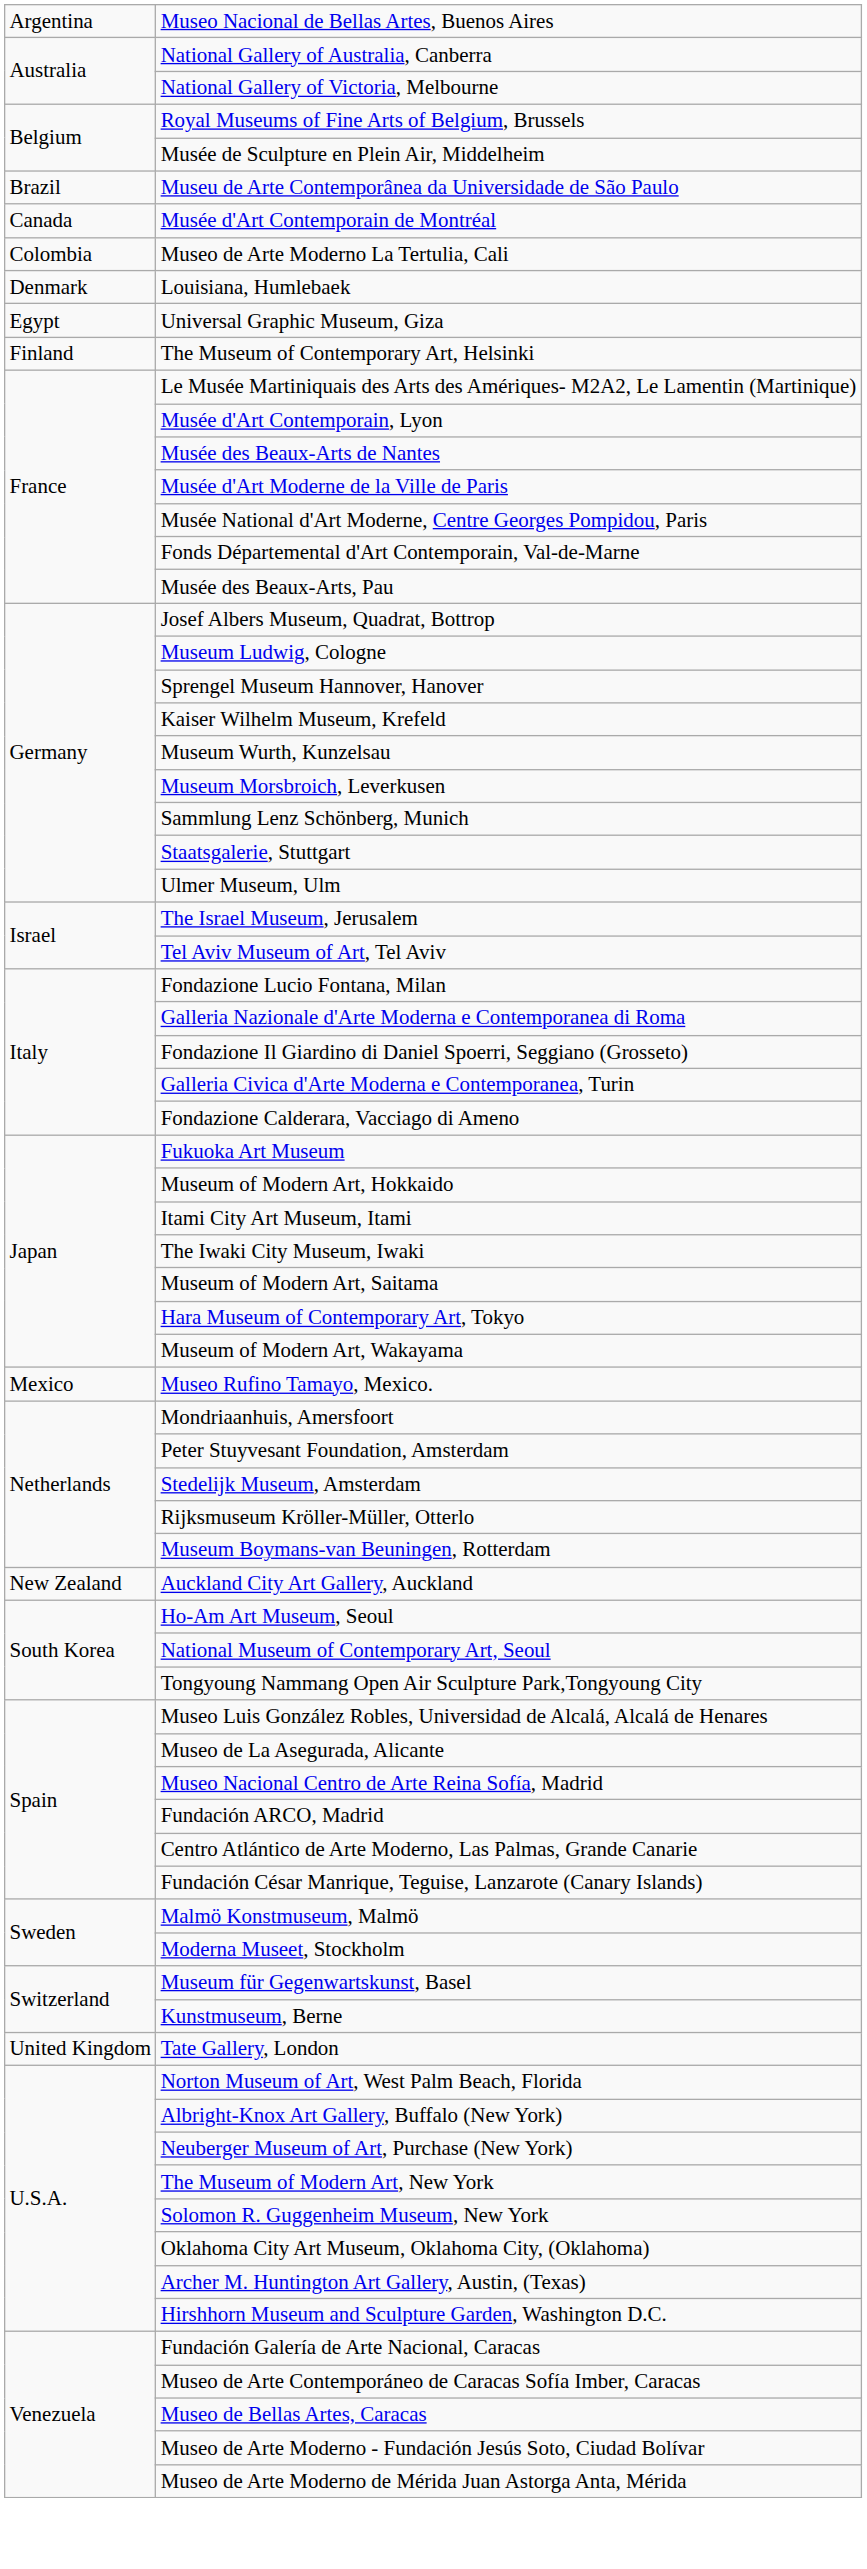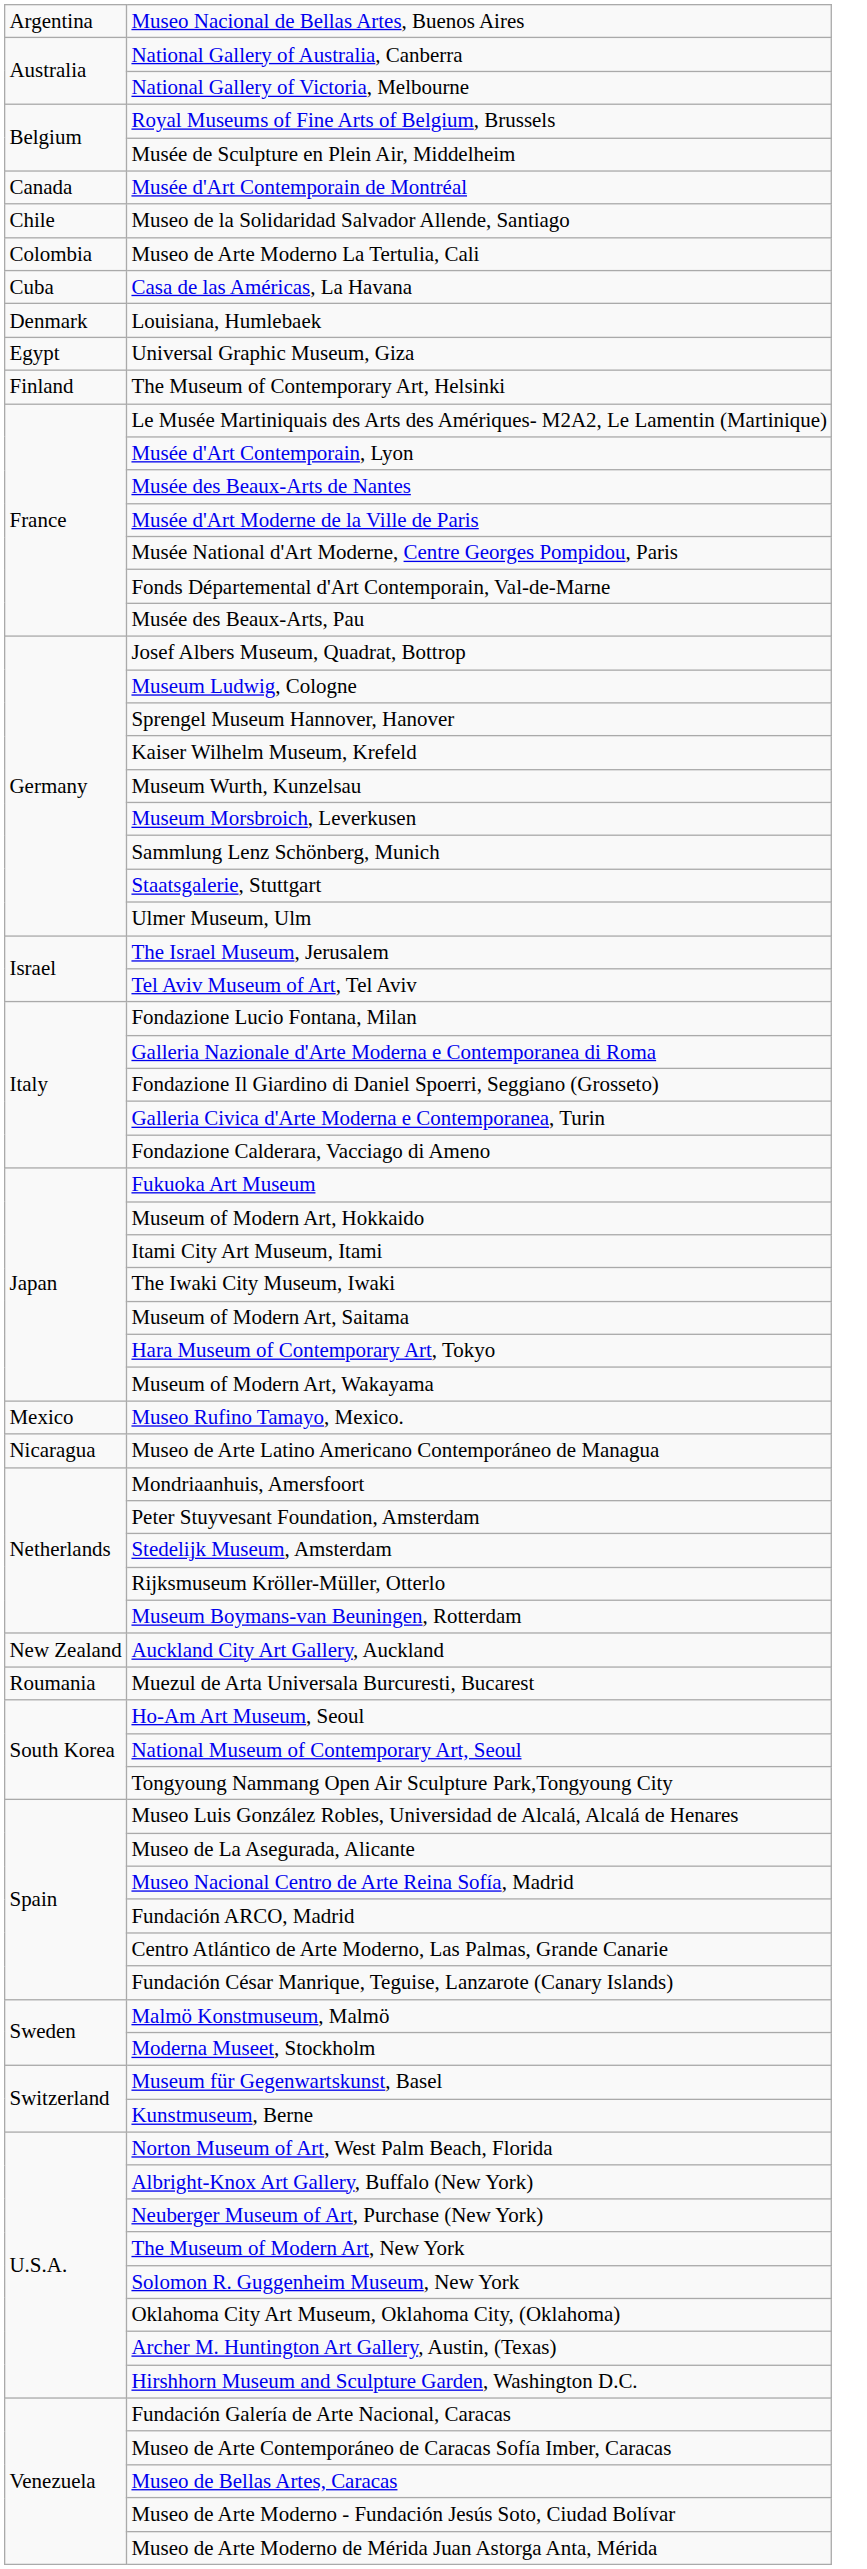- row: (420, 187)
+ row: (351, 220)
+ row: (272, 287)
+ row: (395, 1450)
+ row: (333, 1683)
- row: (250, 2048)
